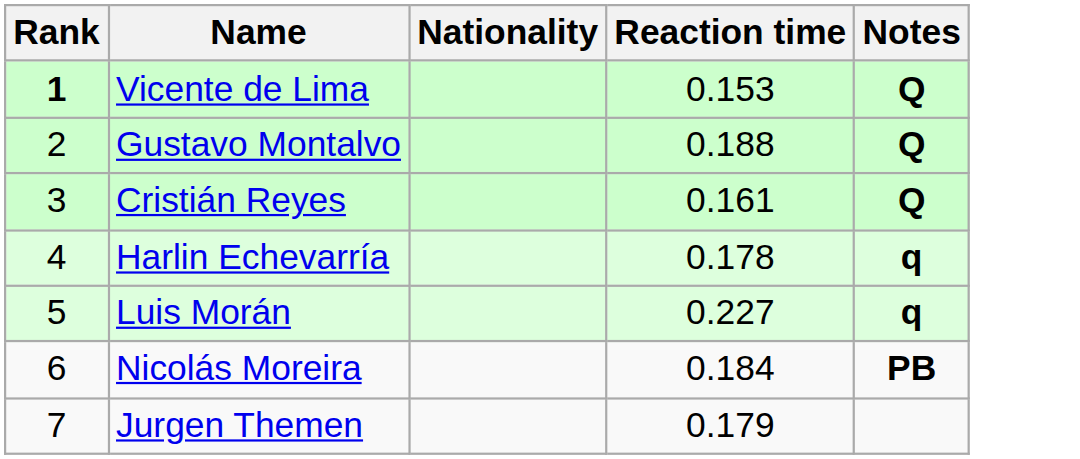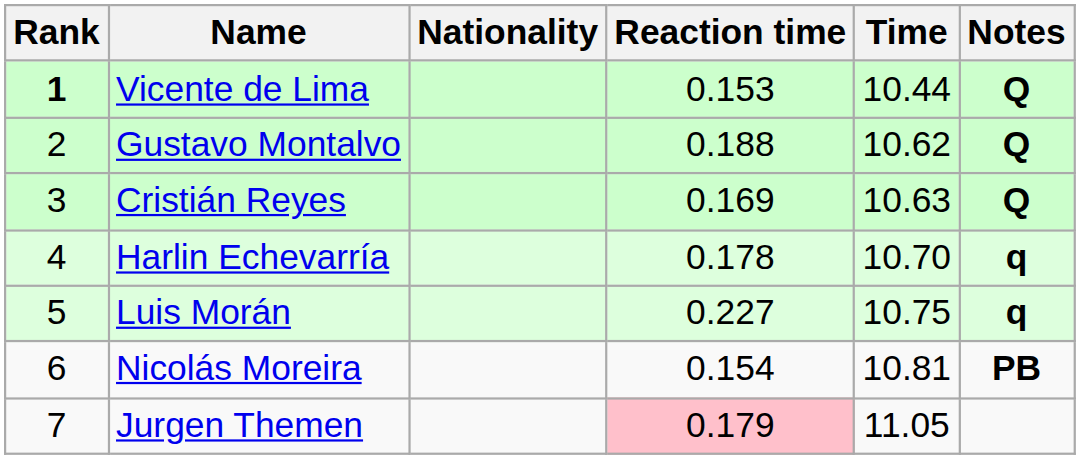+ column: (907, 32)
(730, 200) 0.161 -> (730, 200) 0.169
(730, 369) 0.184 -> (730, 369) 0.154
(730, 425) no background -> (730, 425) pink background
